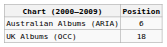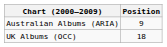(141, 23) 6 -> (141, 23) 9
